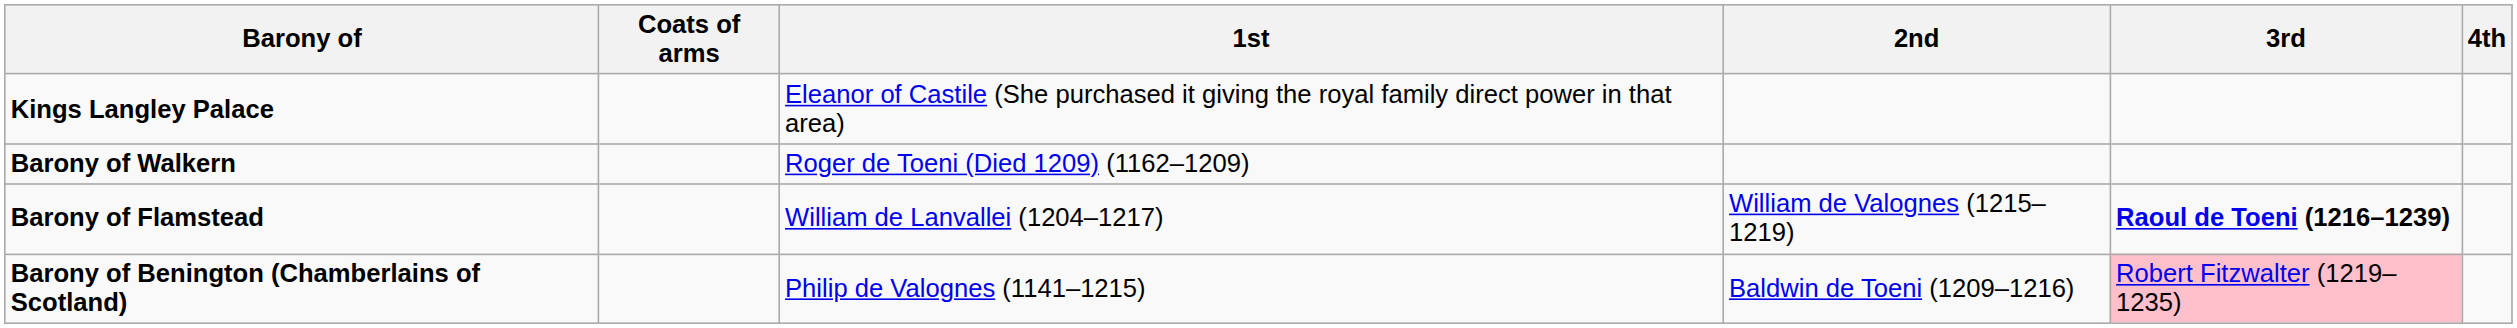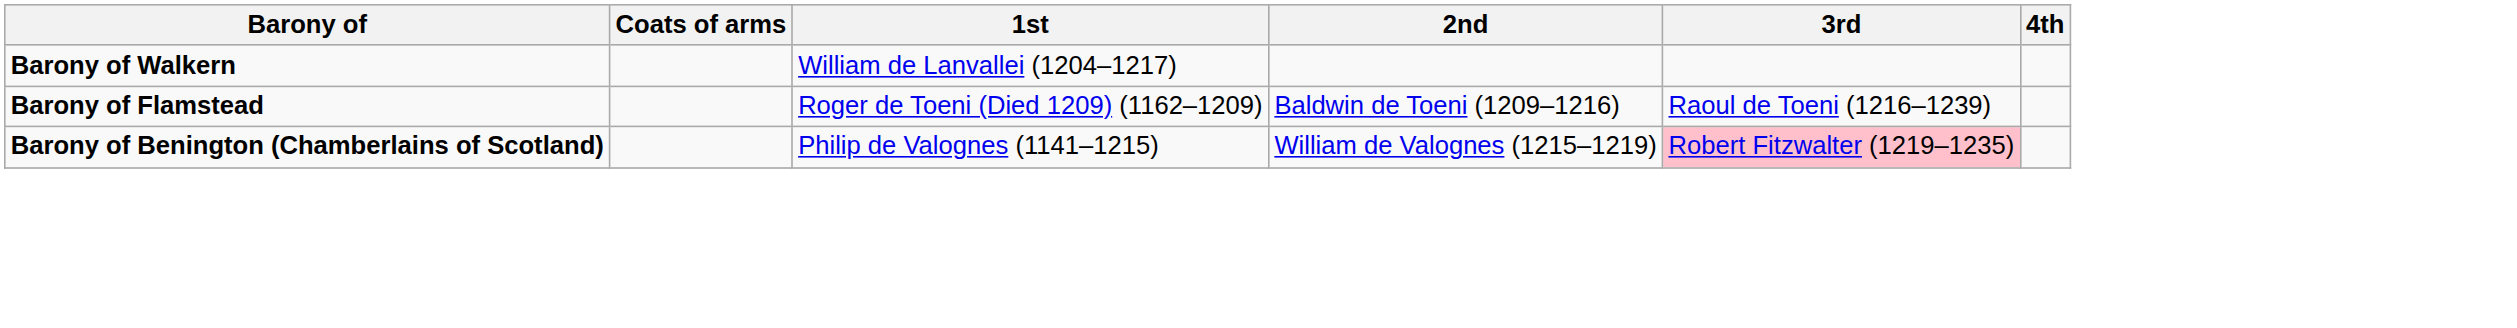- row: (142, 108)
(1017, 163) Roger de Toeni (Died 1209) (1162–1209) -> (987, 65) William de Lanvallei (1204–1217)
(974, 218) William de Lanvallei (1204–1217) -> (1030, 106) Roger de Toeni (Died 1209) (1162–1209)
(1887, 218) William de Valognes (1215–1219) -> (1447, 106) Baldwin de Toeni (1209–1216)
(2283, 218) bold -> (1830, 106) normal
(1902, 288) Baldwin de Toeni (1209–1216) -> (1466, 146) William de Valognes (1215–1219)
